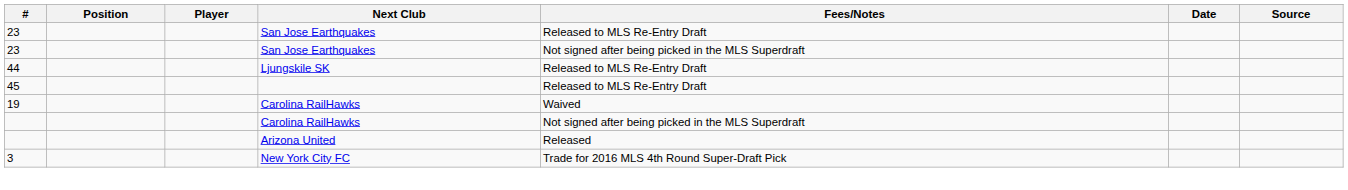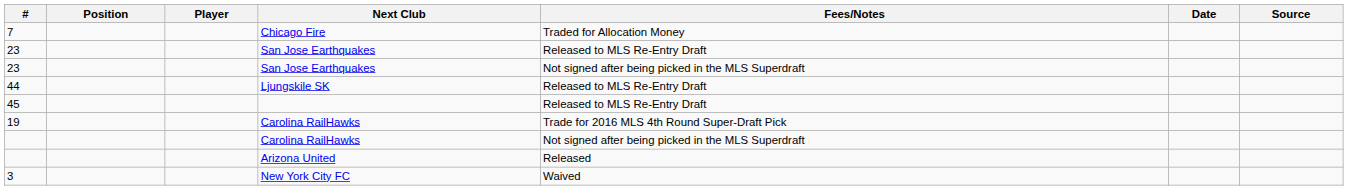+ row: (10, 32)
(562, 104) Waived -> (665, 122) Trade for 2016 MLS 4th Round Super-Draft Pick
(665, 158) Trade for 2016 MLS 4th Round Super-Draft Pick -> (562, 176) Waived
